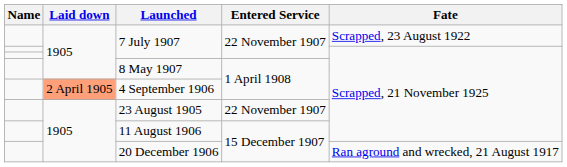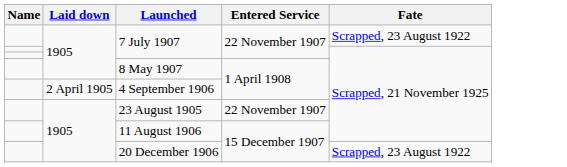(79, 89) lightsalmon background -> (79, 89) no background
(445, 151) Ran aground and wrecked, 21 August 1917 -> (401, 151) Scrapped, 23 August 1922
